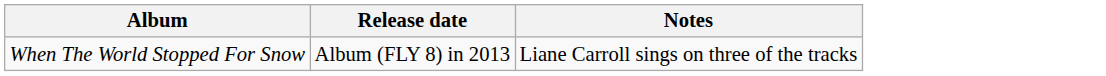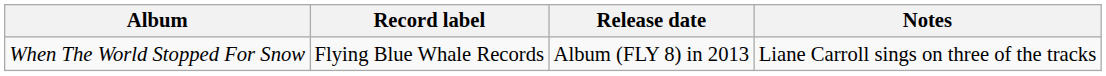+ column: (429, 20)
